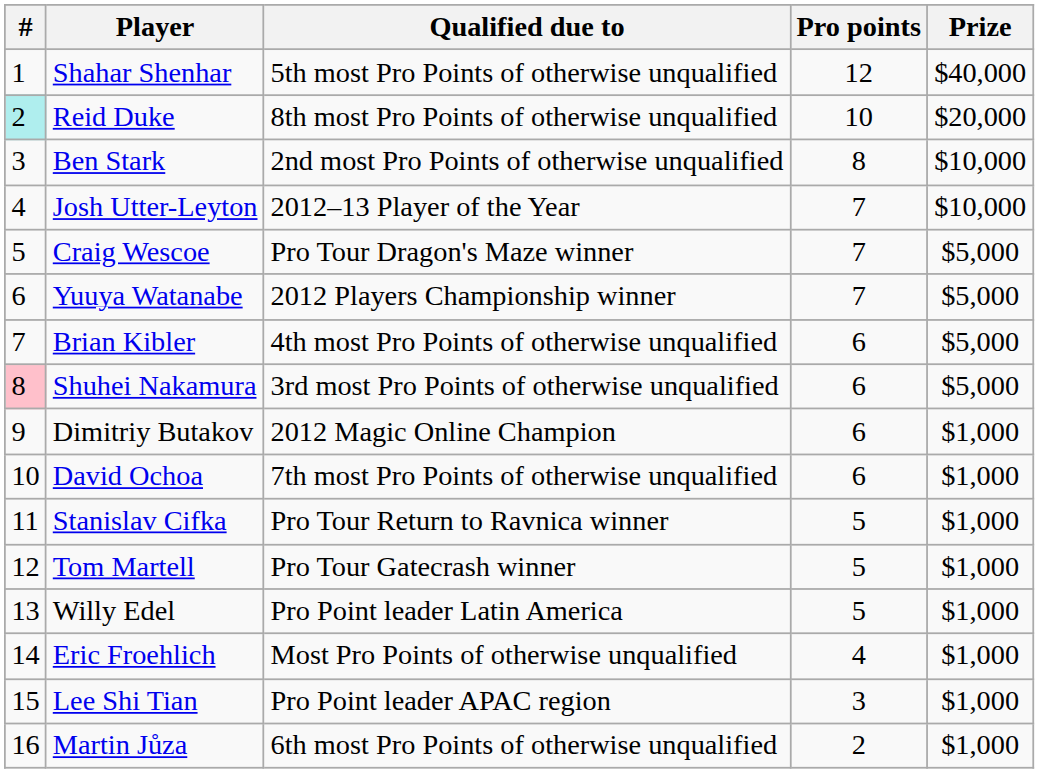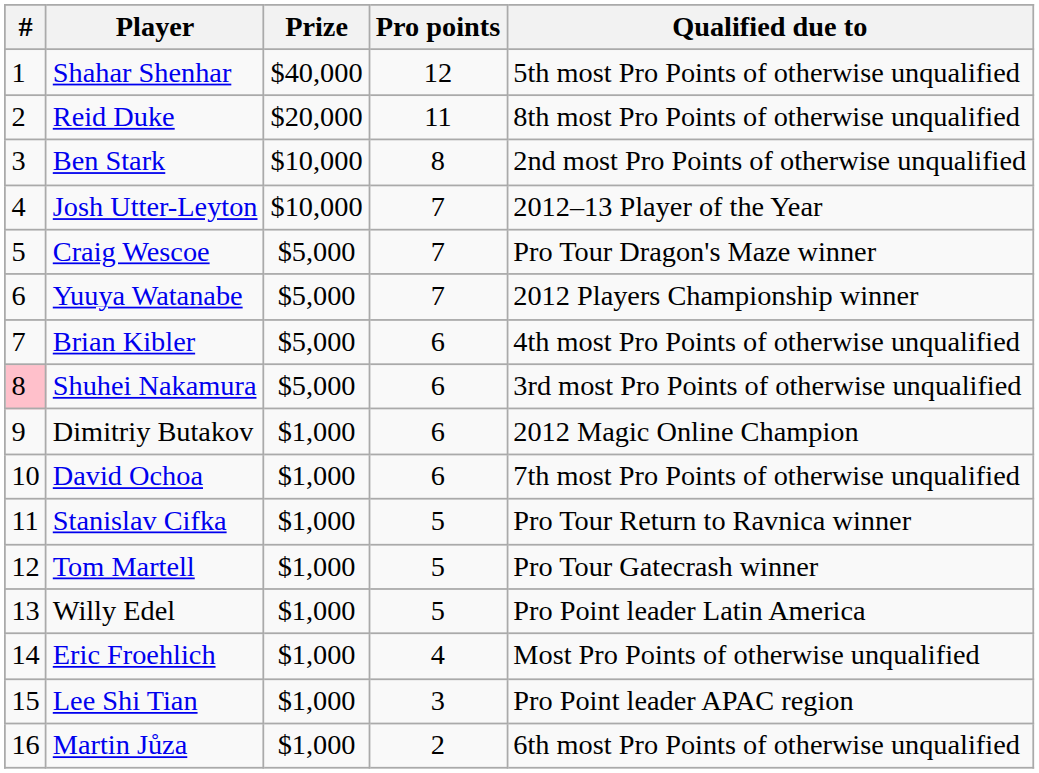columns swapped: (980, 26) <-> (527, 26)
(18, 116) paleturquoise background -> (18, 116) no background
(859, 116) 10 -> (438, 116) 11
